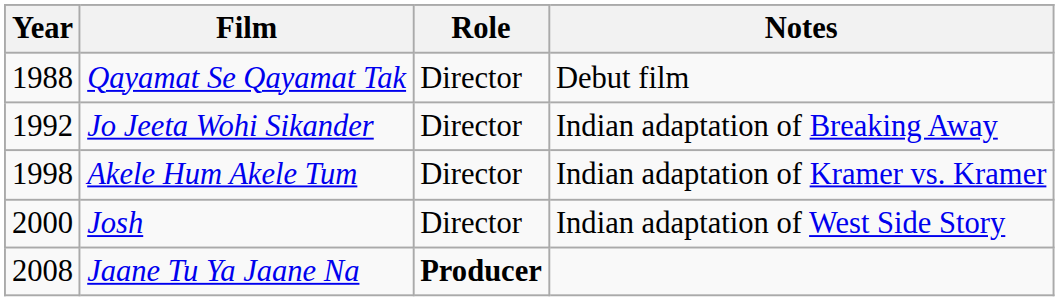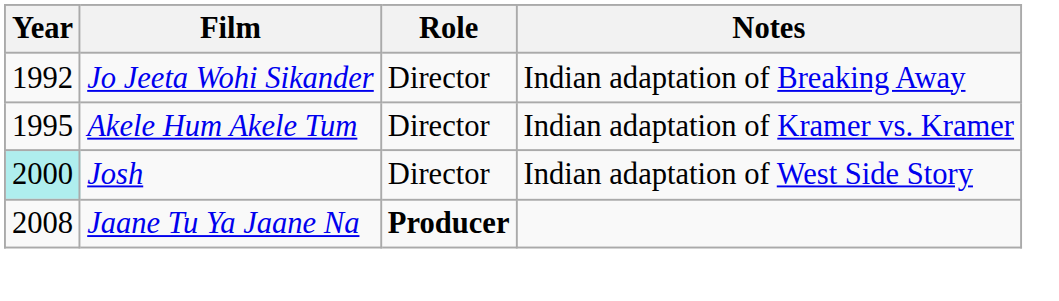- row: (247, 77)
(43, 174) 1998 -> (43, 125) 1995
(43, 222) no background -> (43, 174) paleturquoise background
